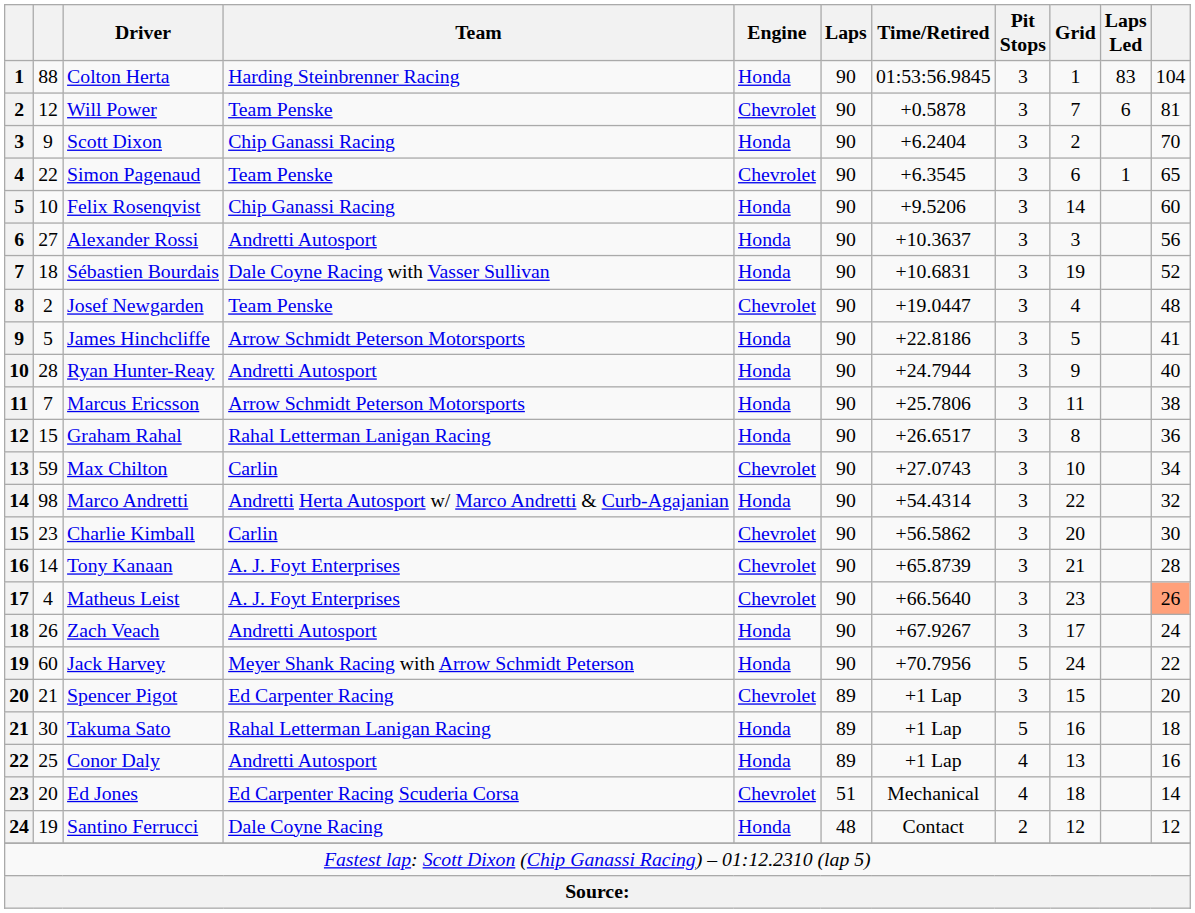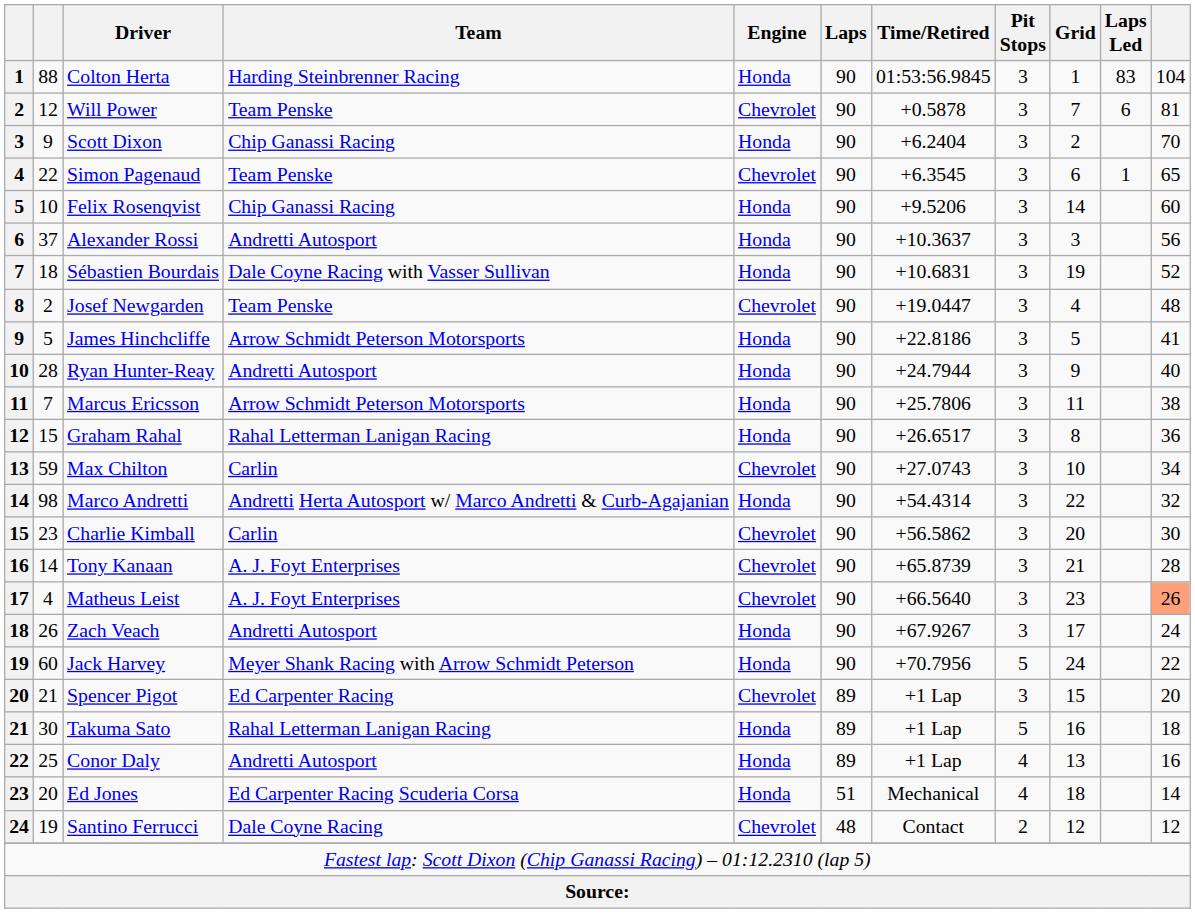(48, 239) 27 -> (48, 239) 37
(777, 793) Chevrolet -> (764, 793) Honda
(764, 826) Honda -> (777, 826) Chevrolet
